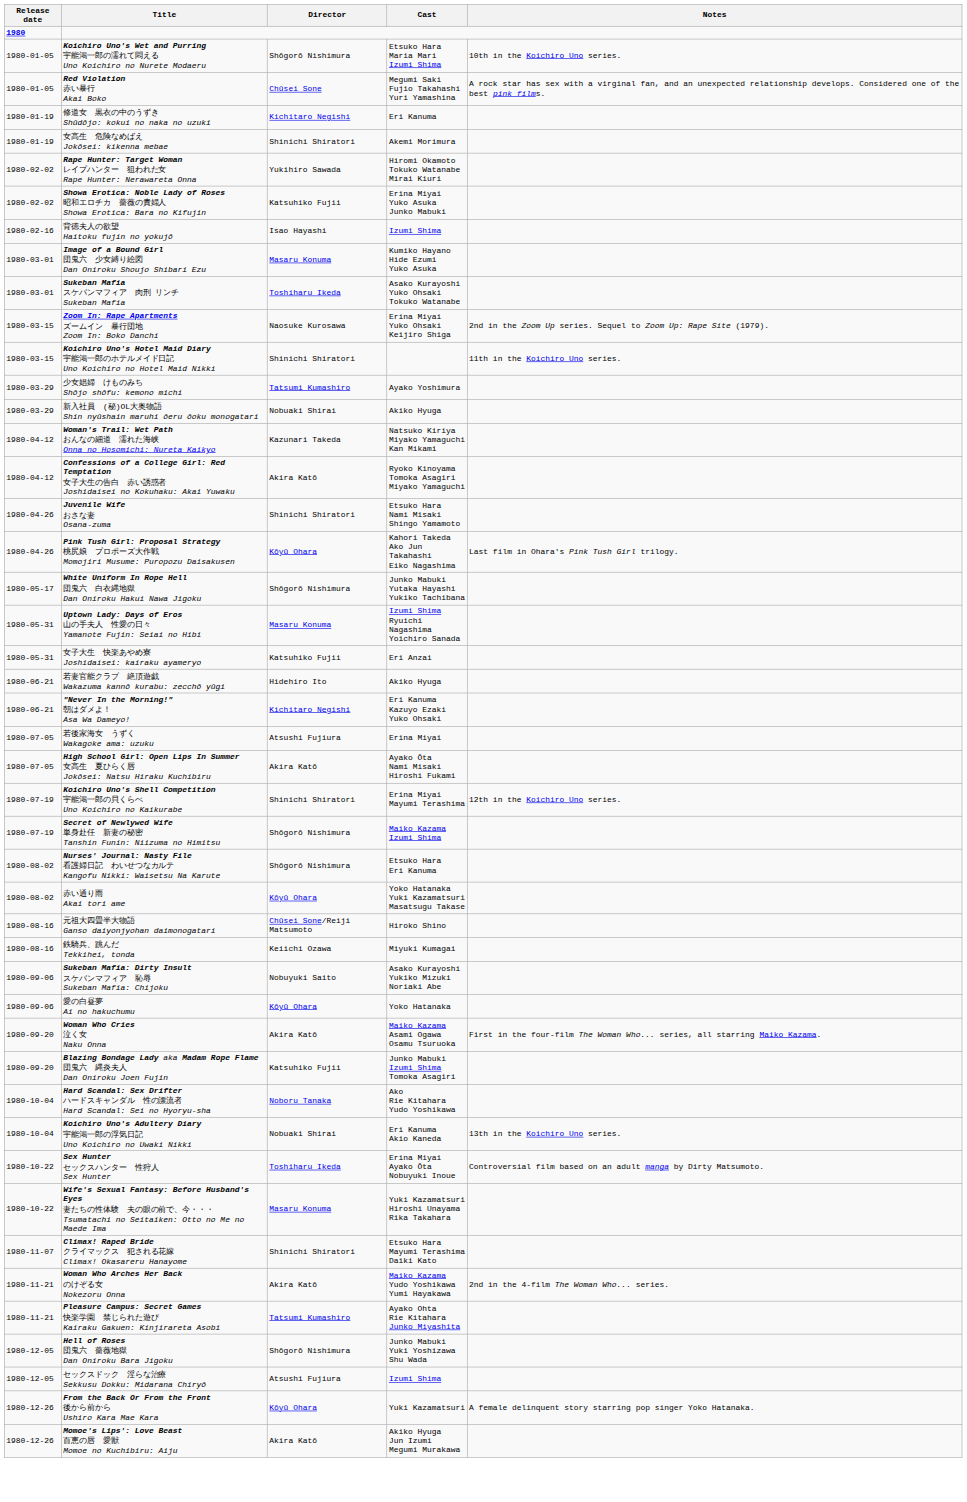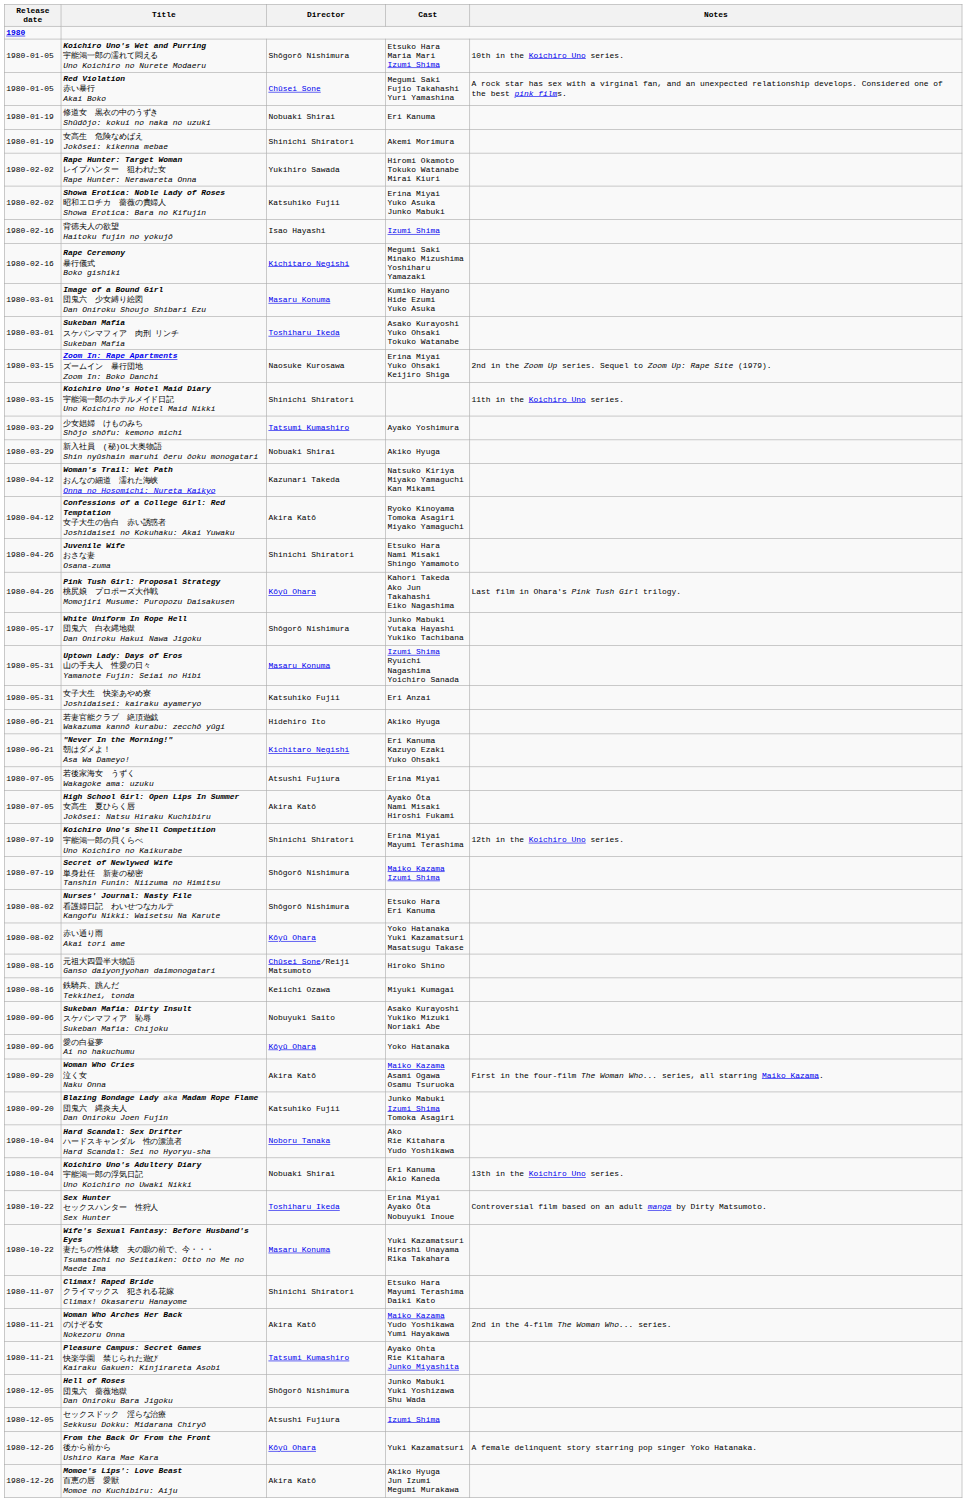(310, 117) Kichitaro Negishi -> (302, 117) Nobuaki Shirai
+ row: (94, 263)
